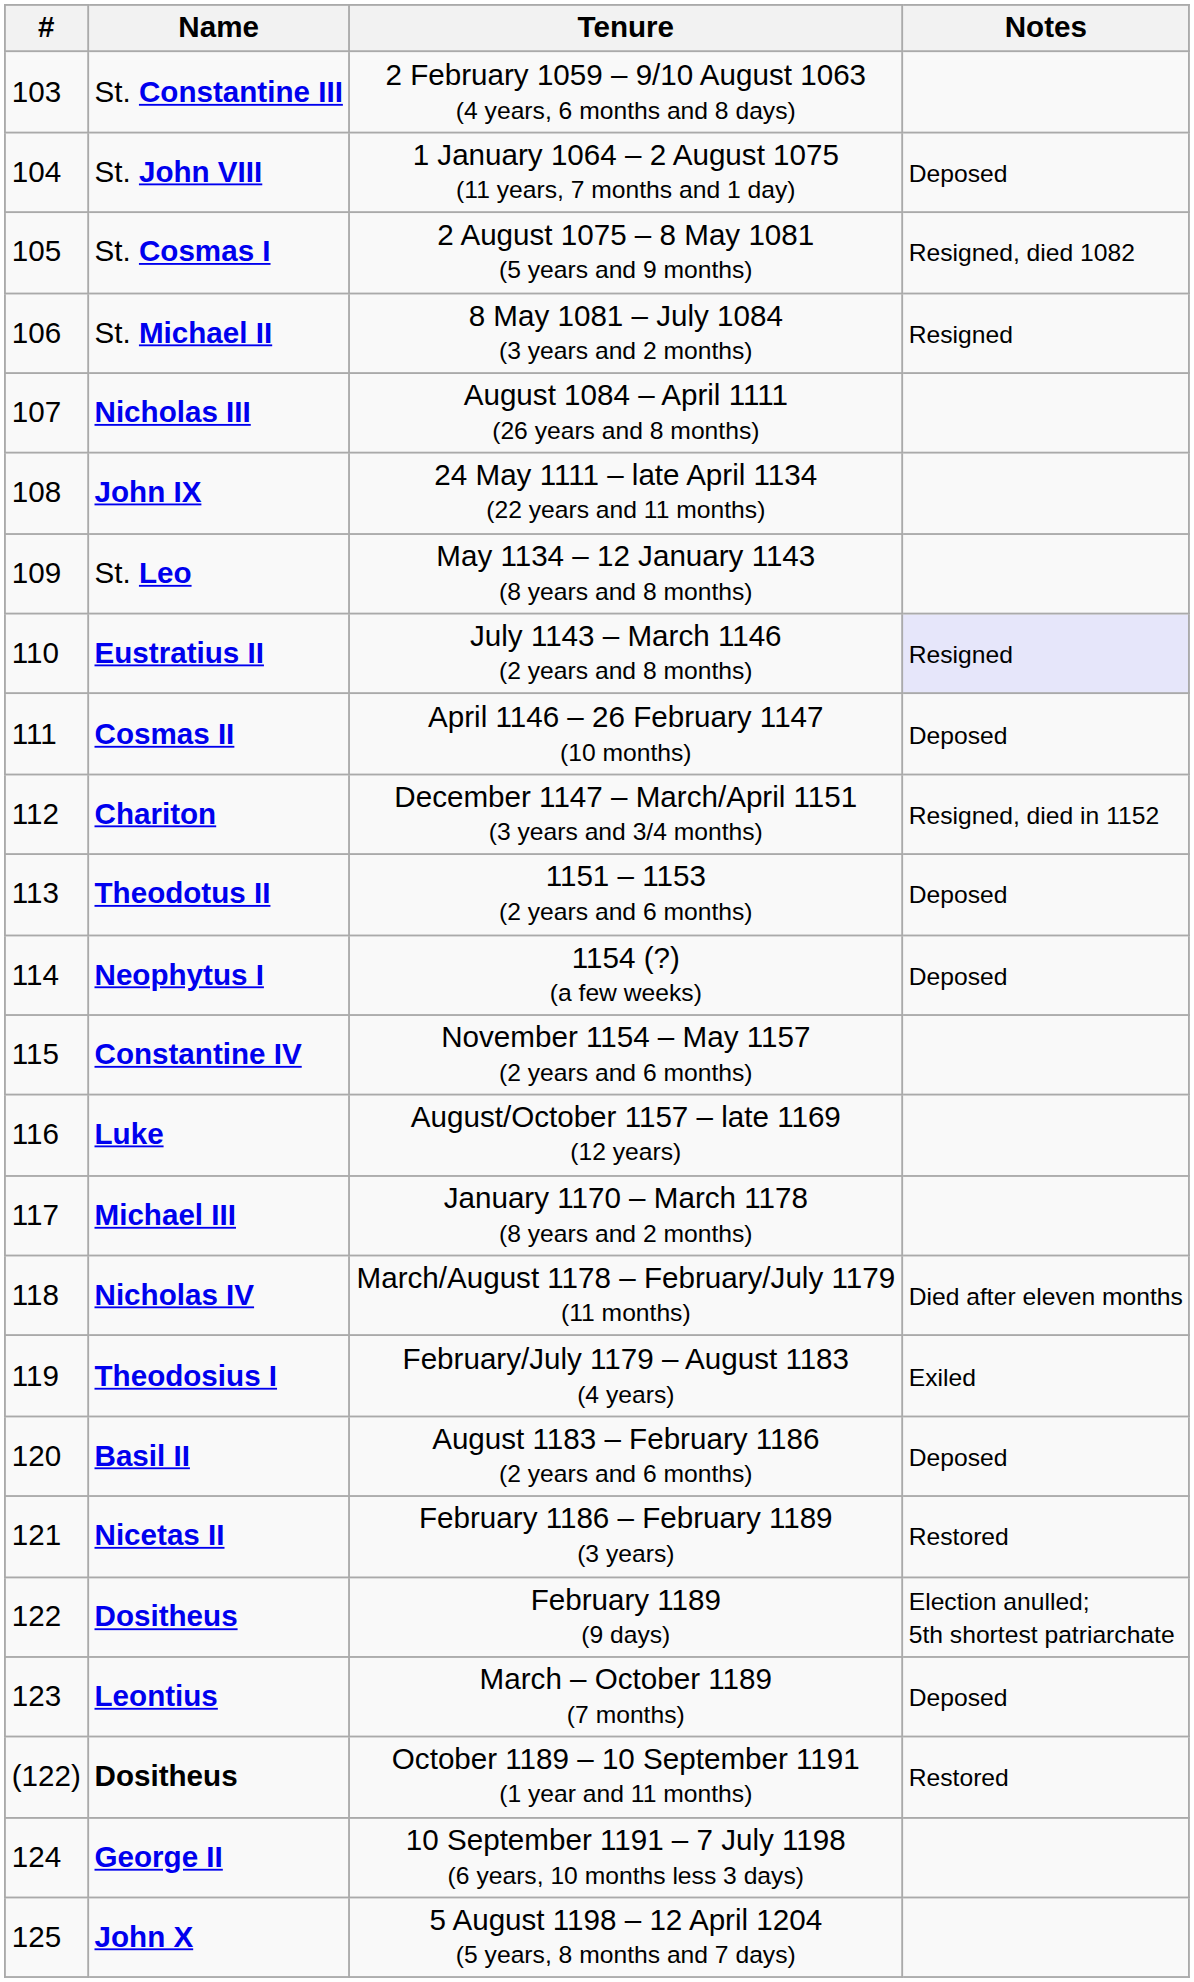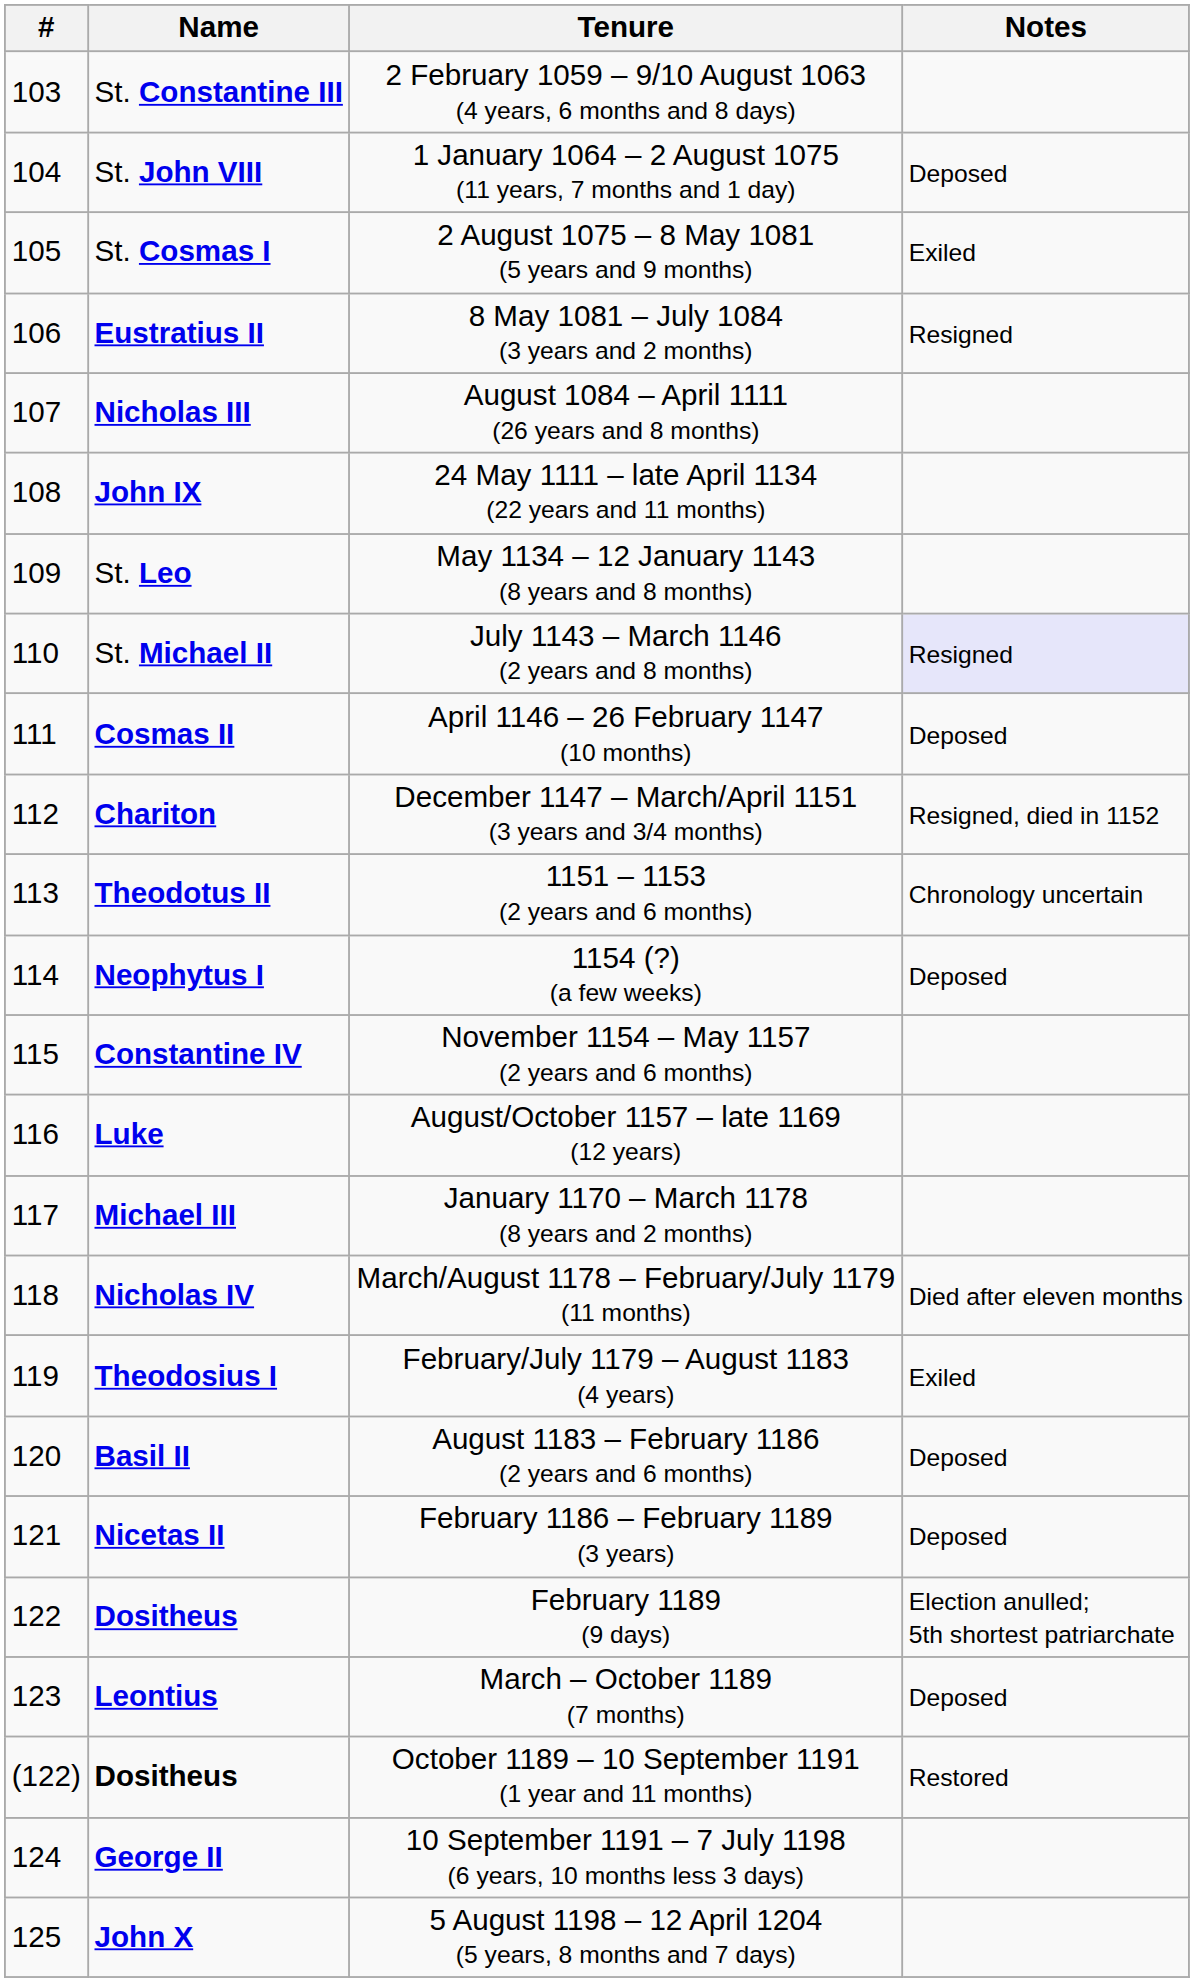(1022, 253) Resigned, died 1082 -> (942, 253) Exiled
(183, 332) St. Michael II -> (179, 332) Eustratius II
(179, 653) Eustratius II -> (183, 653) St. Michael II
(958, 895) Deposed -> (1026, 895) Chronology uncertain
(959, 1537) Restored -> (958, 1537) Deposed
